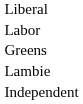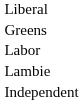rows swapped: (22, 29) <-> (26, 50)
